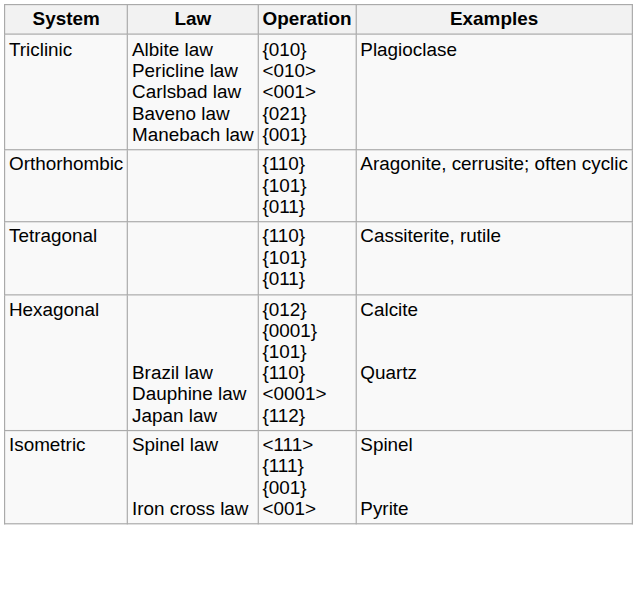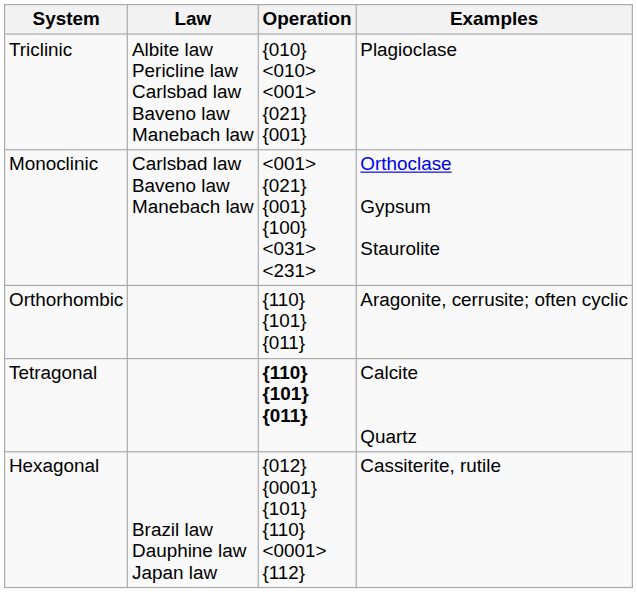+ row: (54, 164)
(285, 257) normal -> (286, 394) bold
(431, 236) Cassiterite, rutile -> (389, 404) Calcite Quartz
(389, 341) Calcite Quartz -> (431, 466) Cassiterite, rutile
- row: (47, 445)
